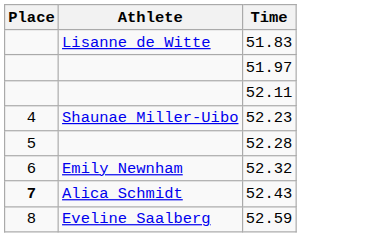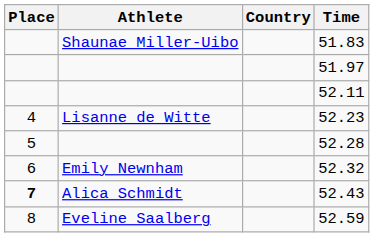+ column: (278, 17)
(136, 42) Lisanne de Witte -> (150, 42) Shaunae Miller-Uibo
(150, 118) Shaunae Miller-Uibo -> (136, 118) Lisanne de Witte
